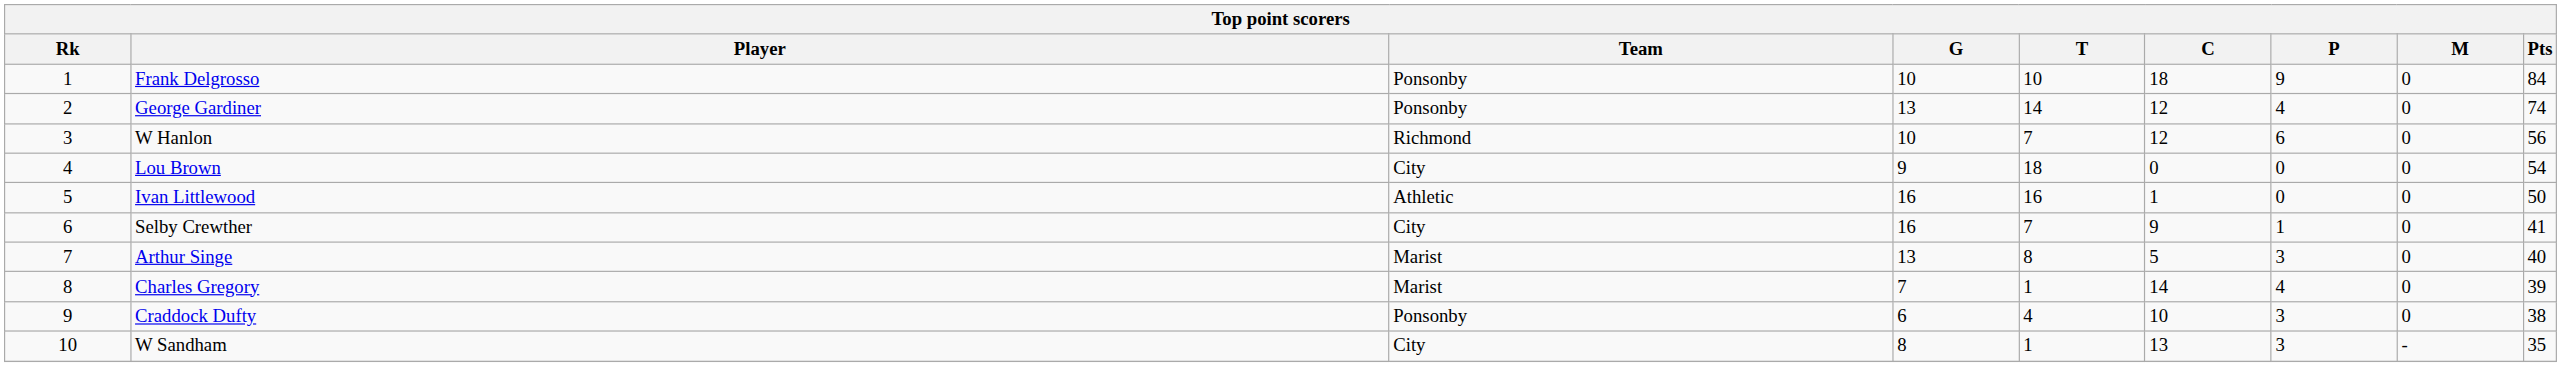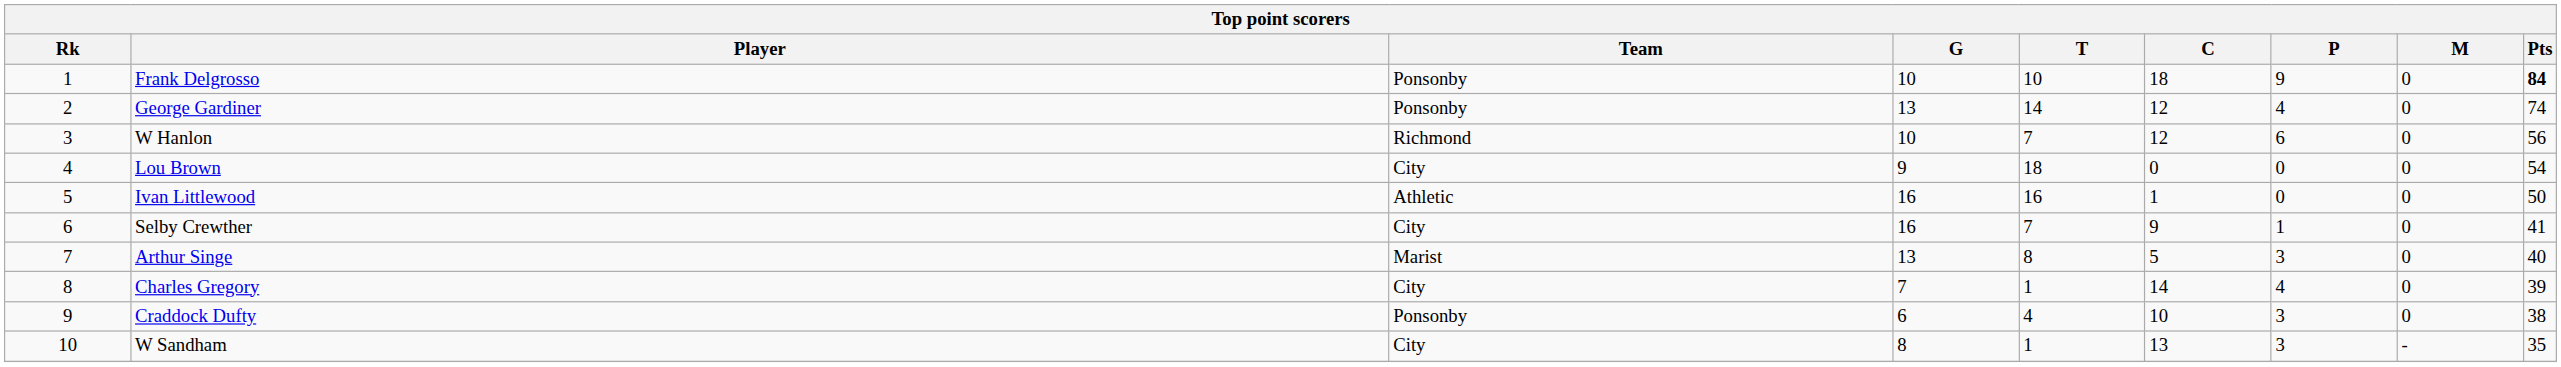(2537, 78) normal -> (2537, 78) bold
(1418, 286) Marist -> (1409, 286) City
